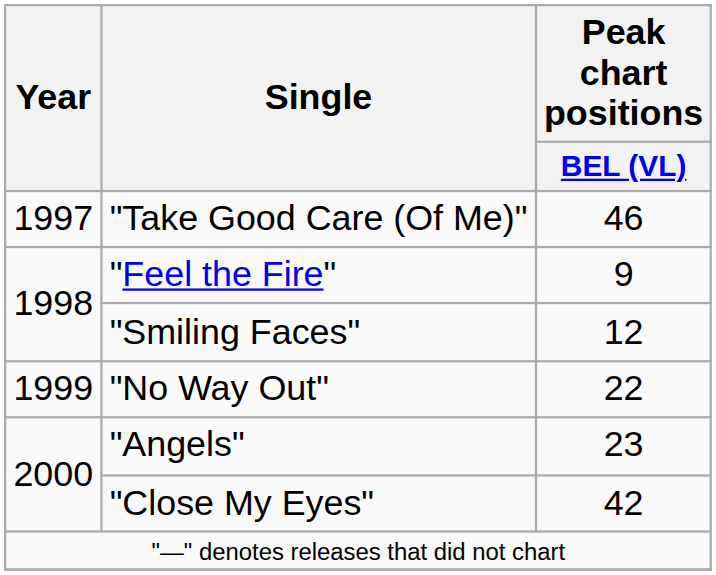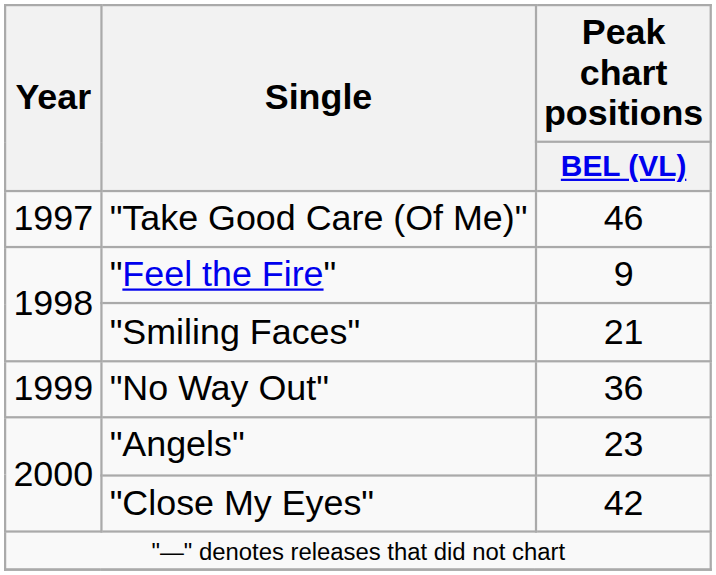(624, 331) 12 -> (624, 331) 21
(624, 388) 22 -> (624, 388) 36
